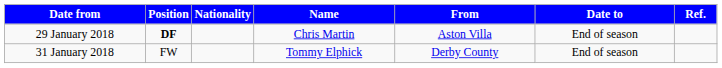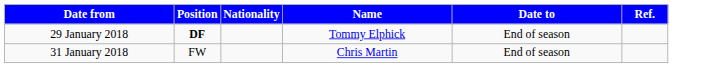- column: (465, 14)
(324, 34) Chris Martin -> (367, 34) Tommy Elphick
(324, 53) Tommy Elphick -> (367, 53) Chris Martin
